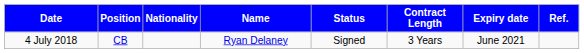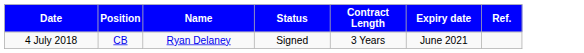- column: (172, 19)
